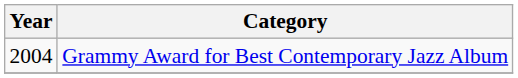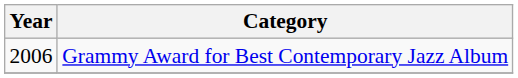(31, 55) 2004 -> (31, 55) 2006
